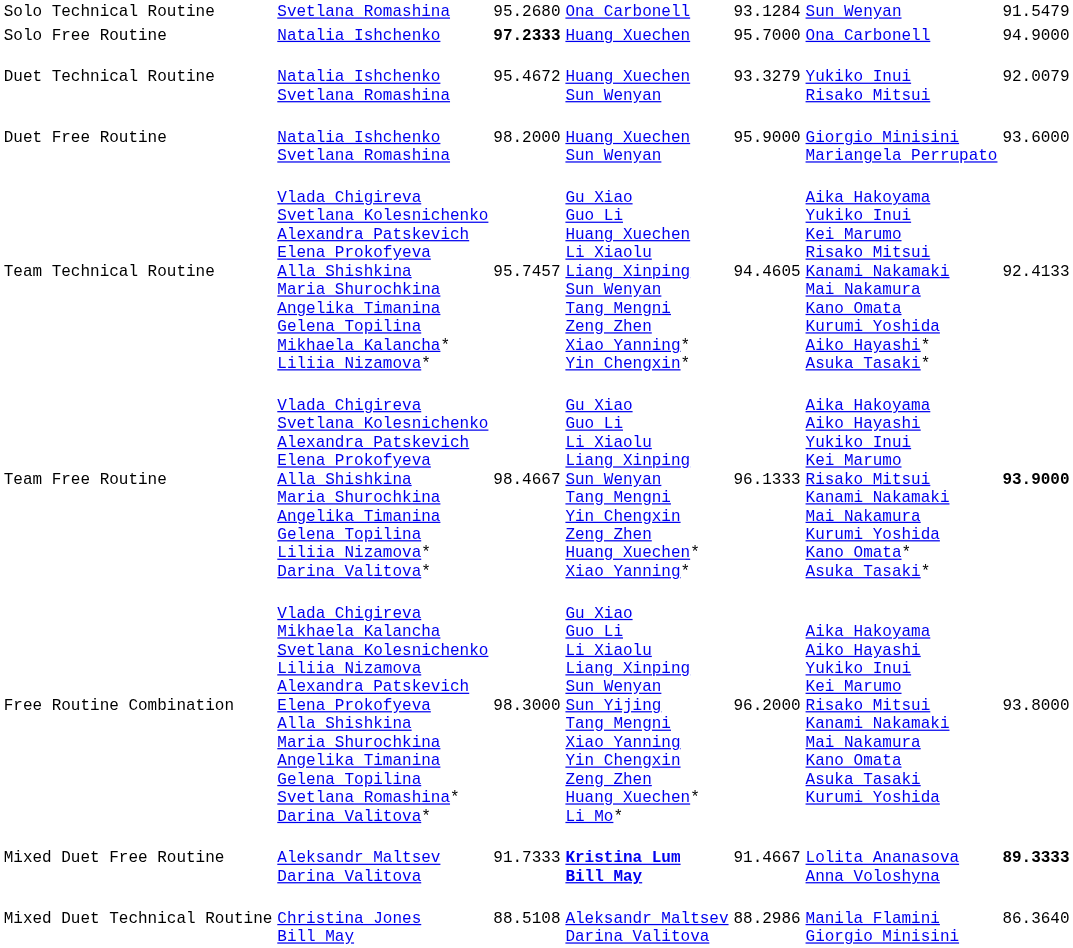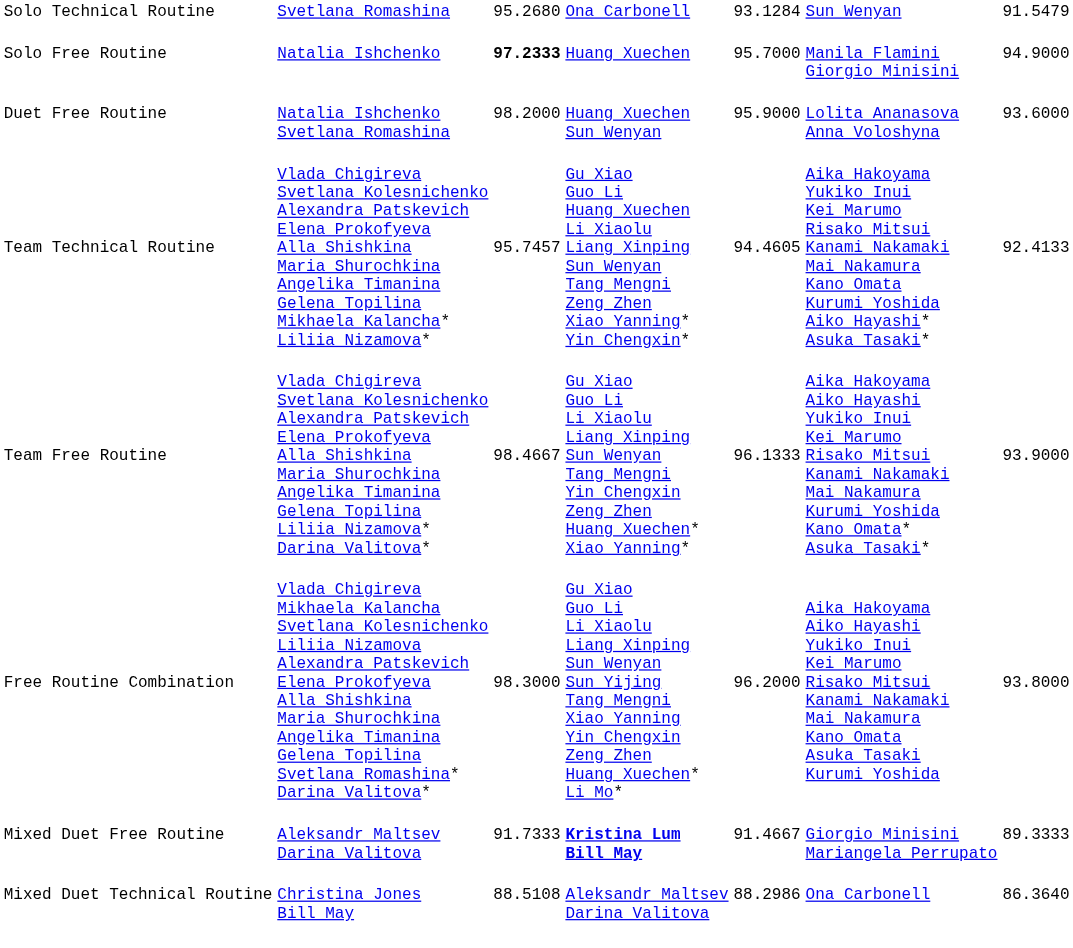(868, 35) Ona Carbonell -> (882, 63) Manila Flamini Giorgio Minisini
- row: (109, 77)
(902, 147) Giorgio Minisini Mariangela Perrupato -> (882, 123) Lolita Ananasova Anna Voloshyna
(1036, 479) bold -> (1036, 456) normal
(882, 867) Lolita Ananasova Anna Voloshyna -> (902, 844) Giorgio Minisini Mariangela Perrupato
(1036, 858) bold -> (1036, 835) normal
(882, 928) Manila Flamini Giorgio Minisini -> (868, 895) Ona Carbonell
